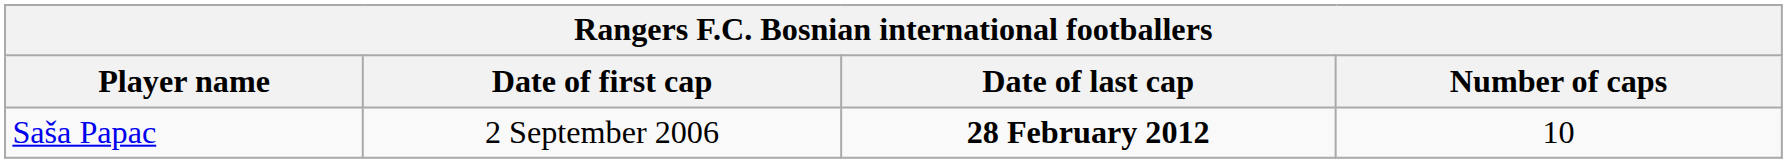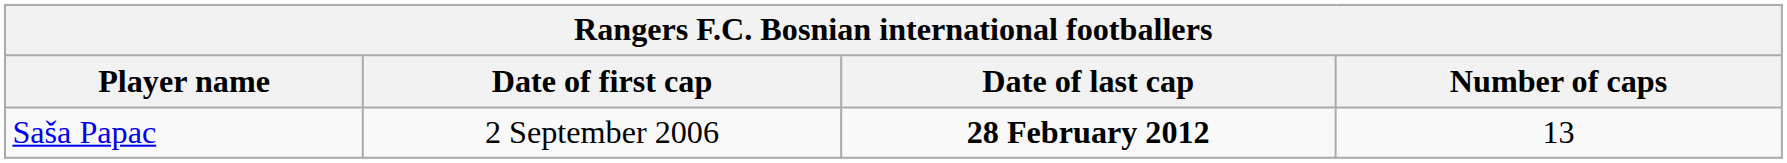(1559, 132) 10 -> (1559, 132) 13
